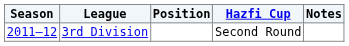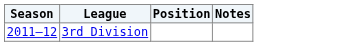- column: (258, 14)
